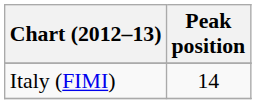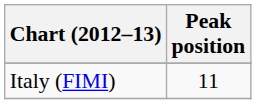(208, 80) 14 -> (208, 80) 11
